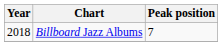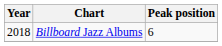(151, 32) 7 -> (151, 32) 6
